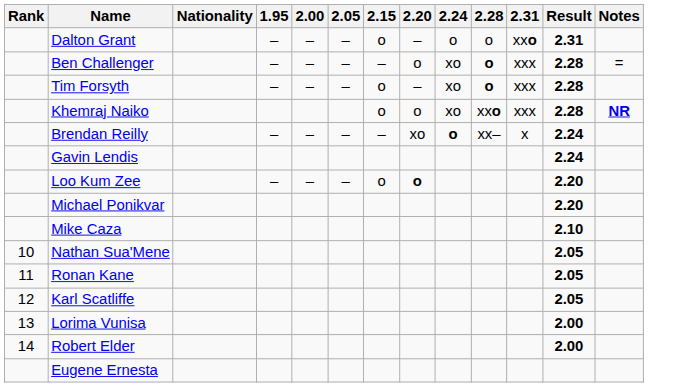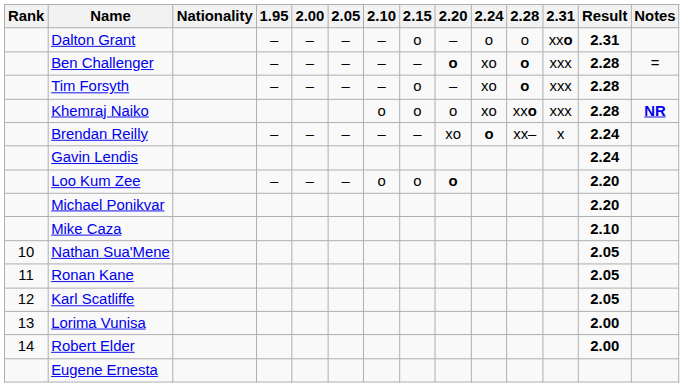+ column: (382, 16)
(417, 63) normal -> (453, 63) bold
